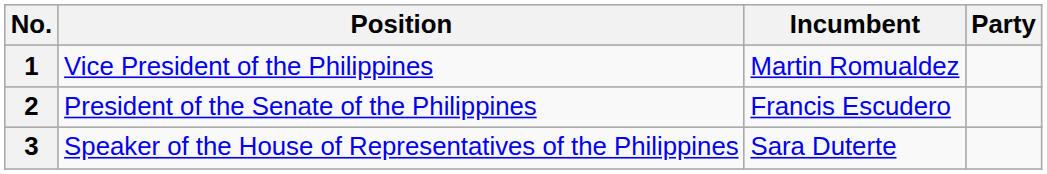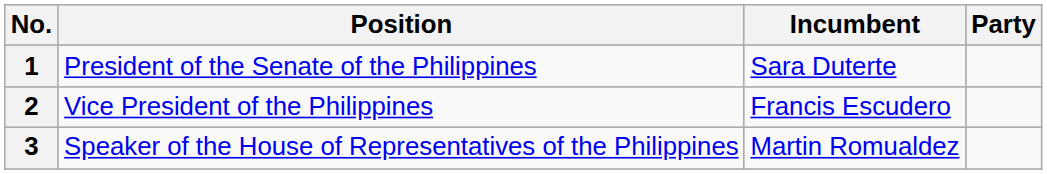(249, 65) Vice President of the Philippines -> (300, 65) President of the Senate of the Philippines
(855, 65) Martin Romualdez -> (823, 65) Sara Duterte
(300, 106) President of the Senate of the Philippines -> (249, 106) Vice President of the Philippines
(823, 147) Sara Duterte -> (855, 147) Martin Romualdez
